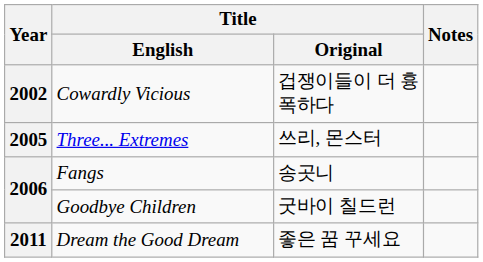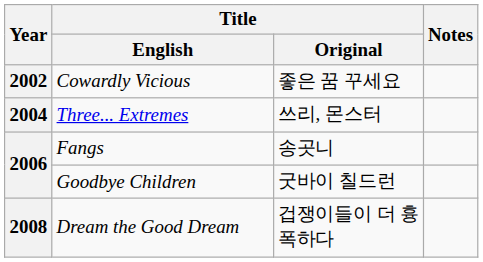(348, 92) 겁쟁이들이 더 흉폭하다 -> (339, 80) 좋은 꿈 꾸세요
(28, 139) 2005 -> (28, 114) 2004
(28, 239) 2011 -> (28, 227) 2008
(339, 239) 좋은 꿈 꾸세요 -> (348, 226) 겁쟁이들이 더 흉폭하다
